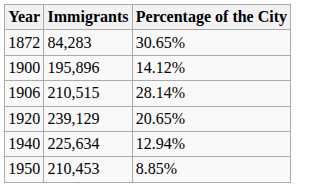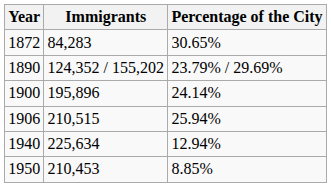+ row: (24, 67)
(160, 67) 14.12% -> (196, 93) 24.14%
(160, 93) 28.14% -> (196, 118) 25.94%
- row: (24, 118)
